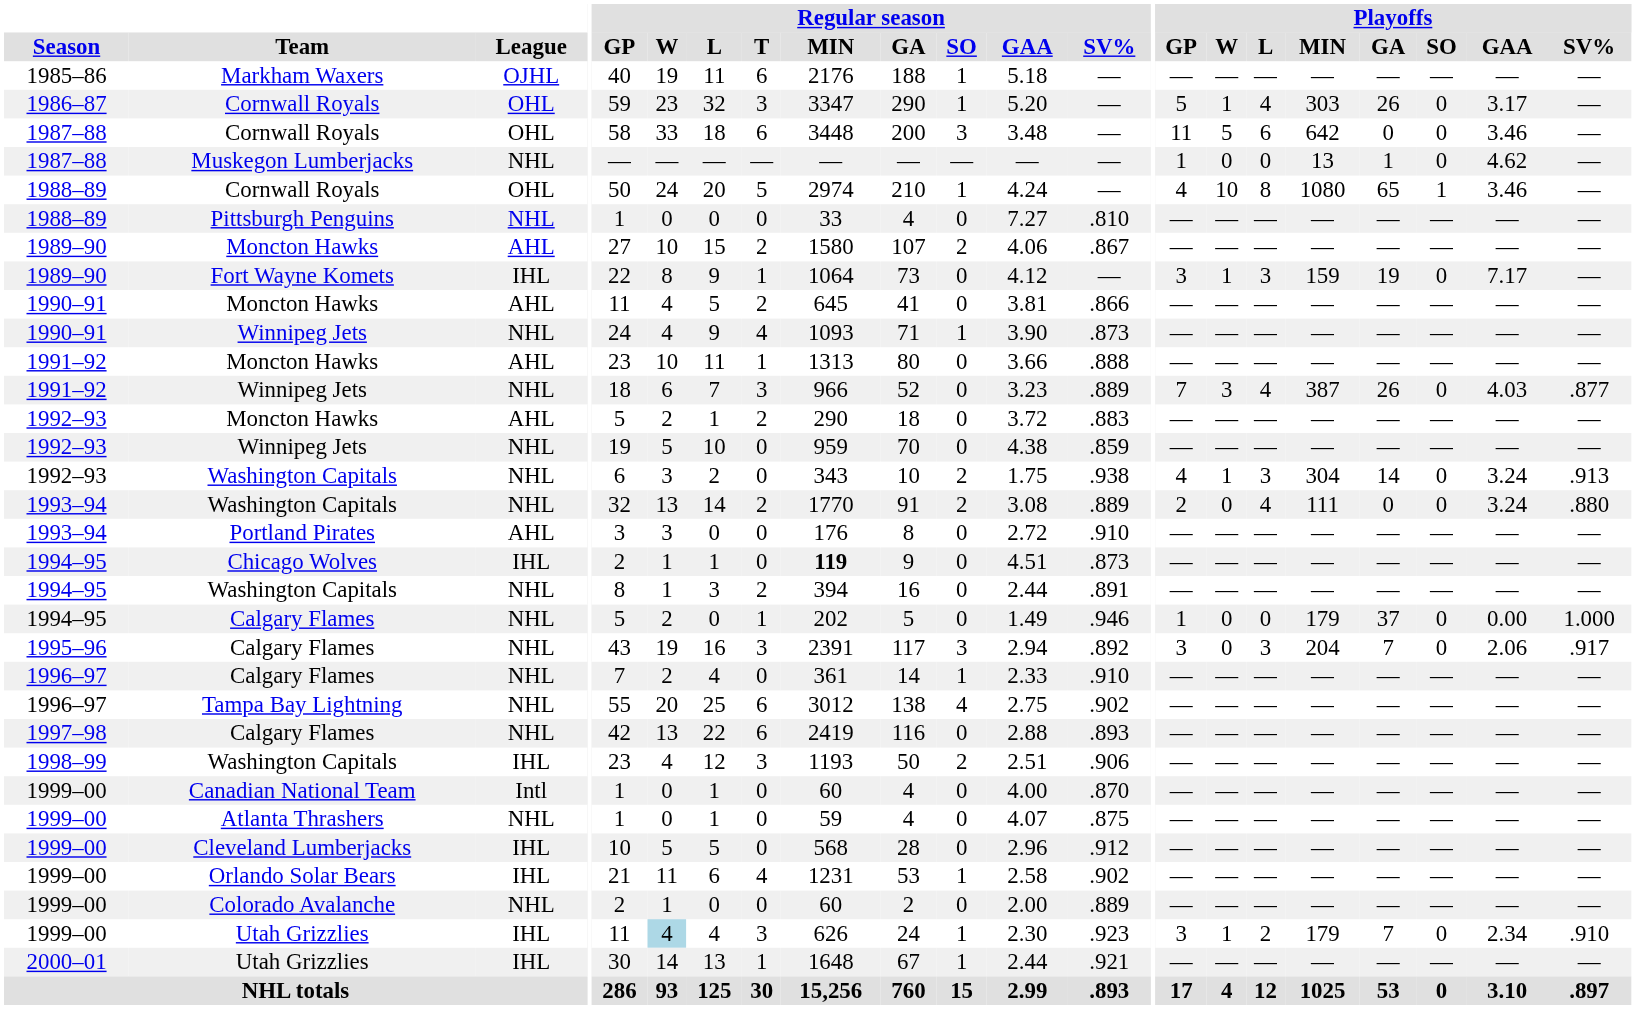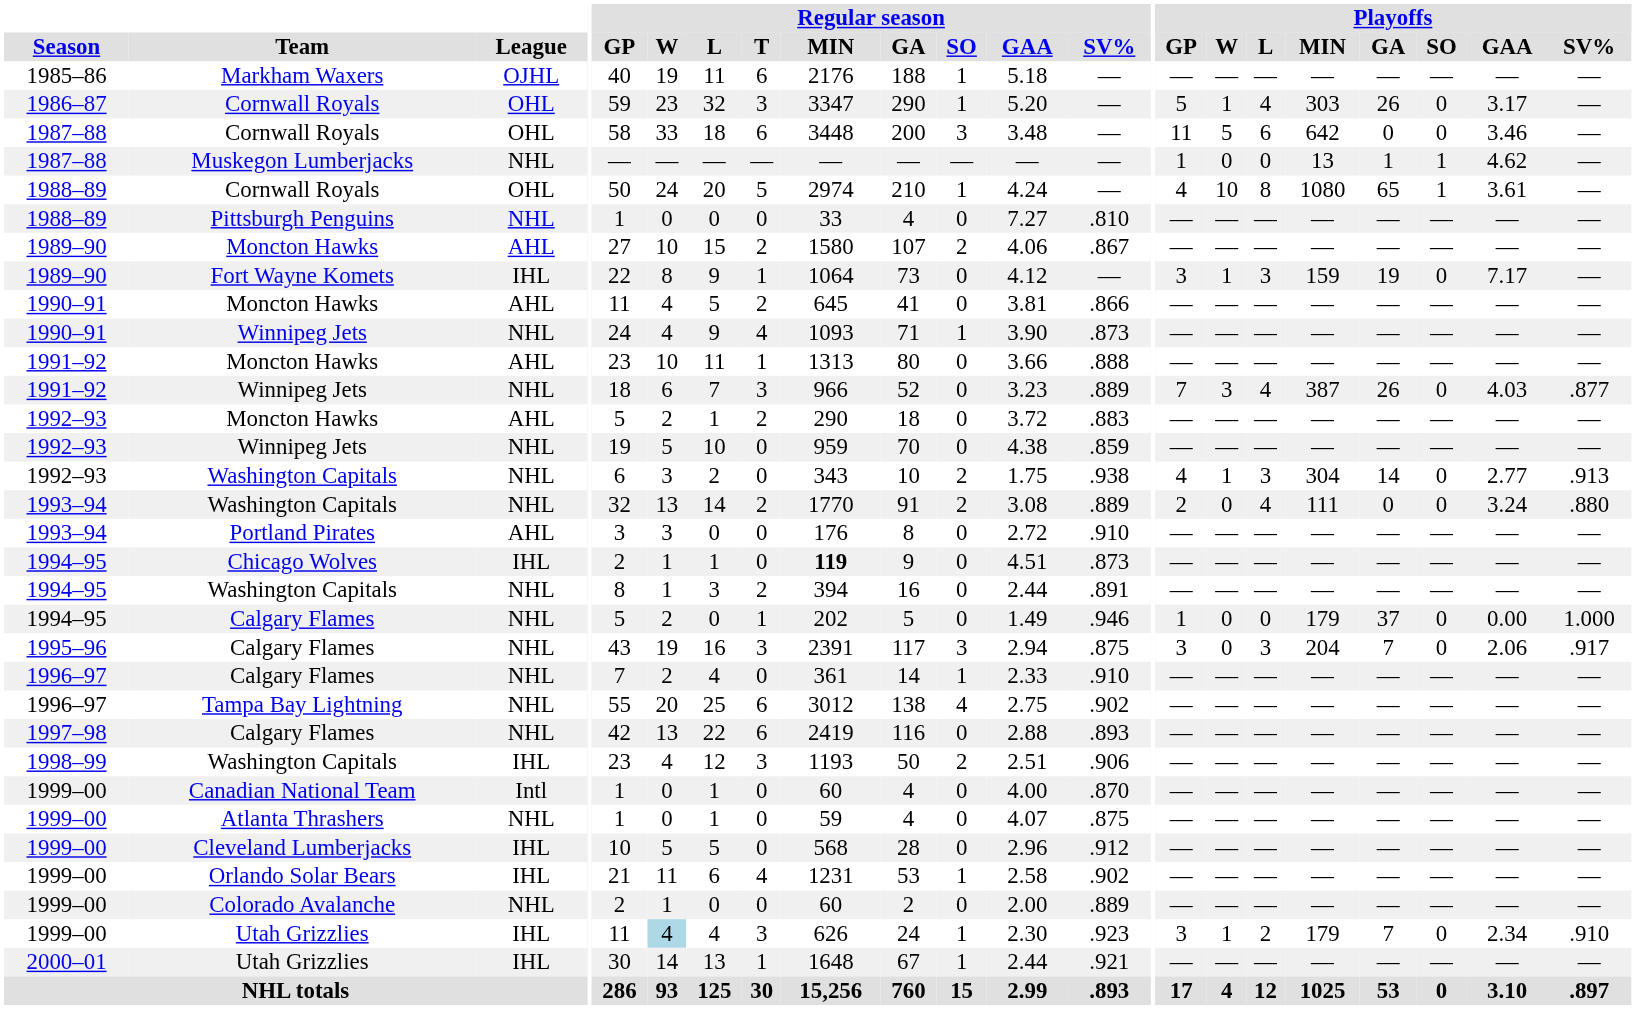(1441, 161) 0 -> (1441, 161) 1
(1507, 189) 3.46 -> (1507, 189) 3.61
(1507, 475) 3.24 -> (1507, 475) 2.77
(1109, 647) .892 -> (1109, 647) .875
